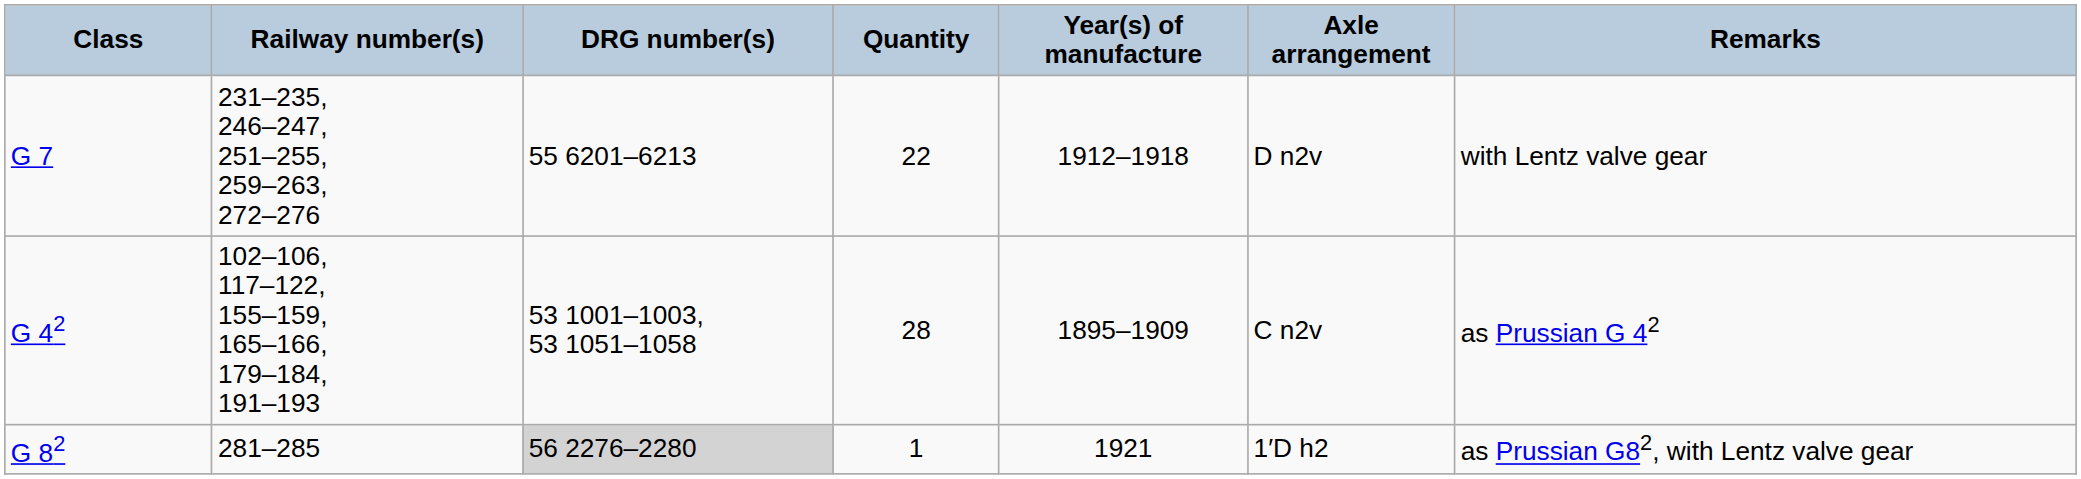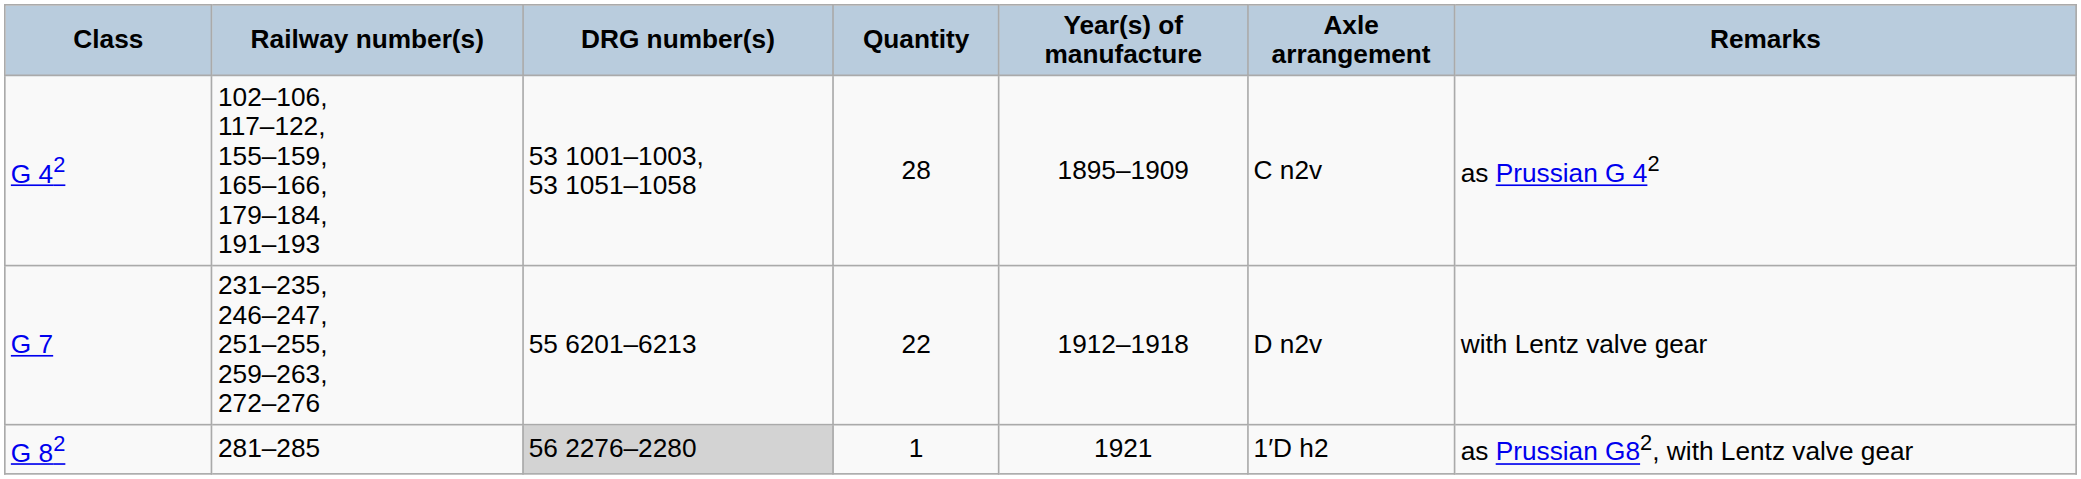rows swapped: (38, 329) <-> (32, 155)
